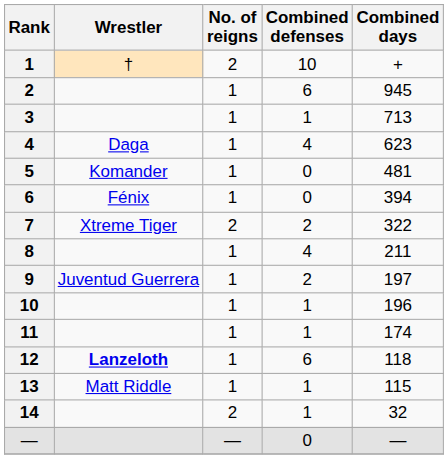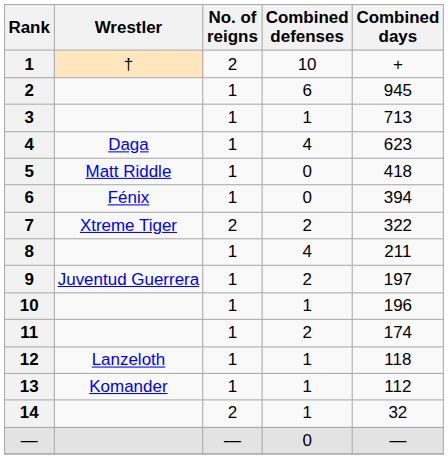(128, 171) Komander -> (128, 171) Matt Riddle
(398, 171) 481 -> (398, 171) 418
(307, 332) 1 -> (307, 332) 2
(128, 359) bold -> (128, 359) normal
(307, 359) 6 -> (307, 359) 1
(128, 386) Matt Riddle -> (128, 386) Komander
(398, 386) 115 -> (398, 386) 112
